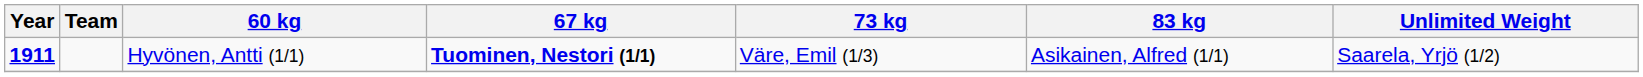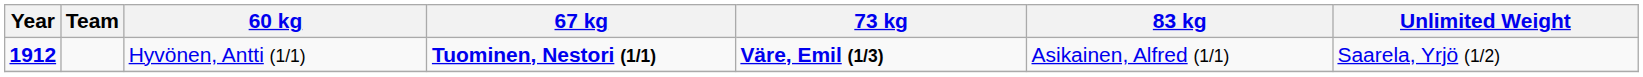(32, 54) 1911 -> (33, 54) 1912
(809, 54) normal -> (812, 54) bold
